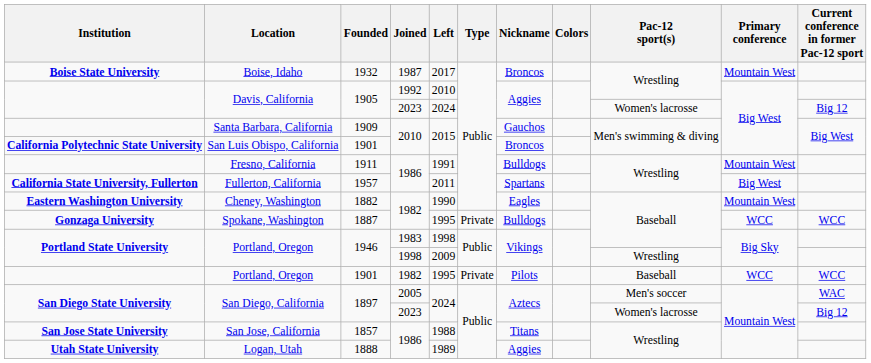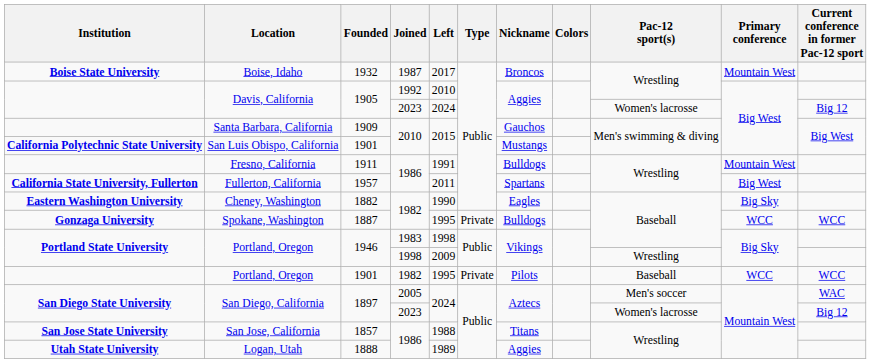(524, 145) Broncos -> (524, 145) Mustangs
(760, 201) Mountain West -> (760, 201) Big Sky
